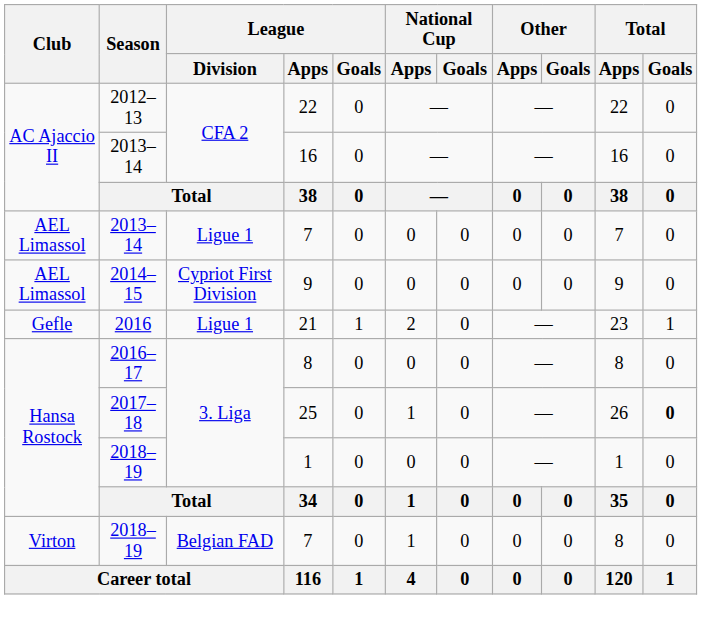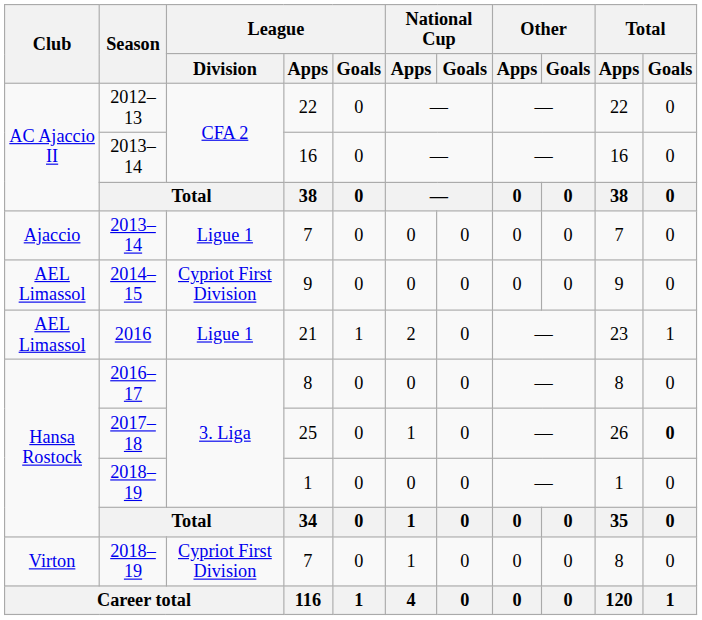(52, 235) AEL Limassol -> (52, 235) Ajaccio
(52, 324) Gefle -> (52, 334) AEL Limassol
(225, 540) Belgian FAD -> (225, 561) Cypriot First Division
